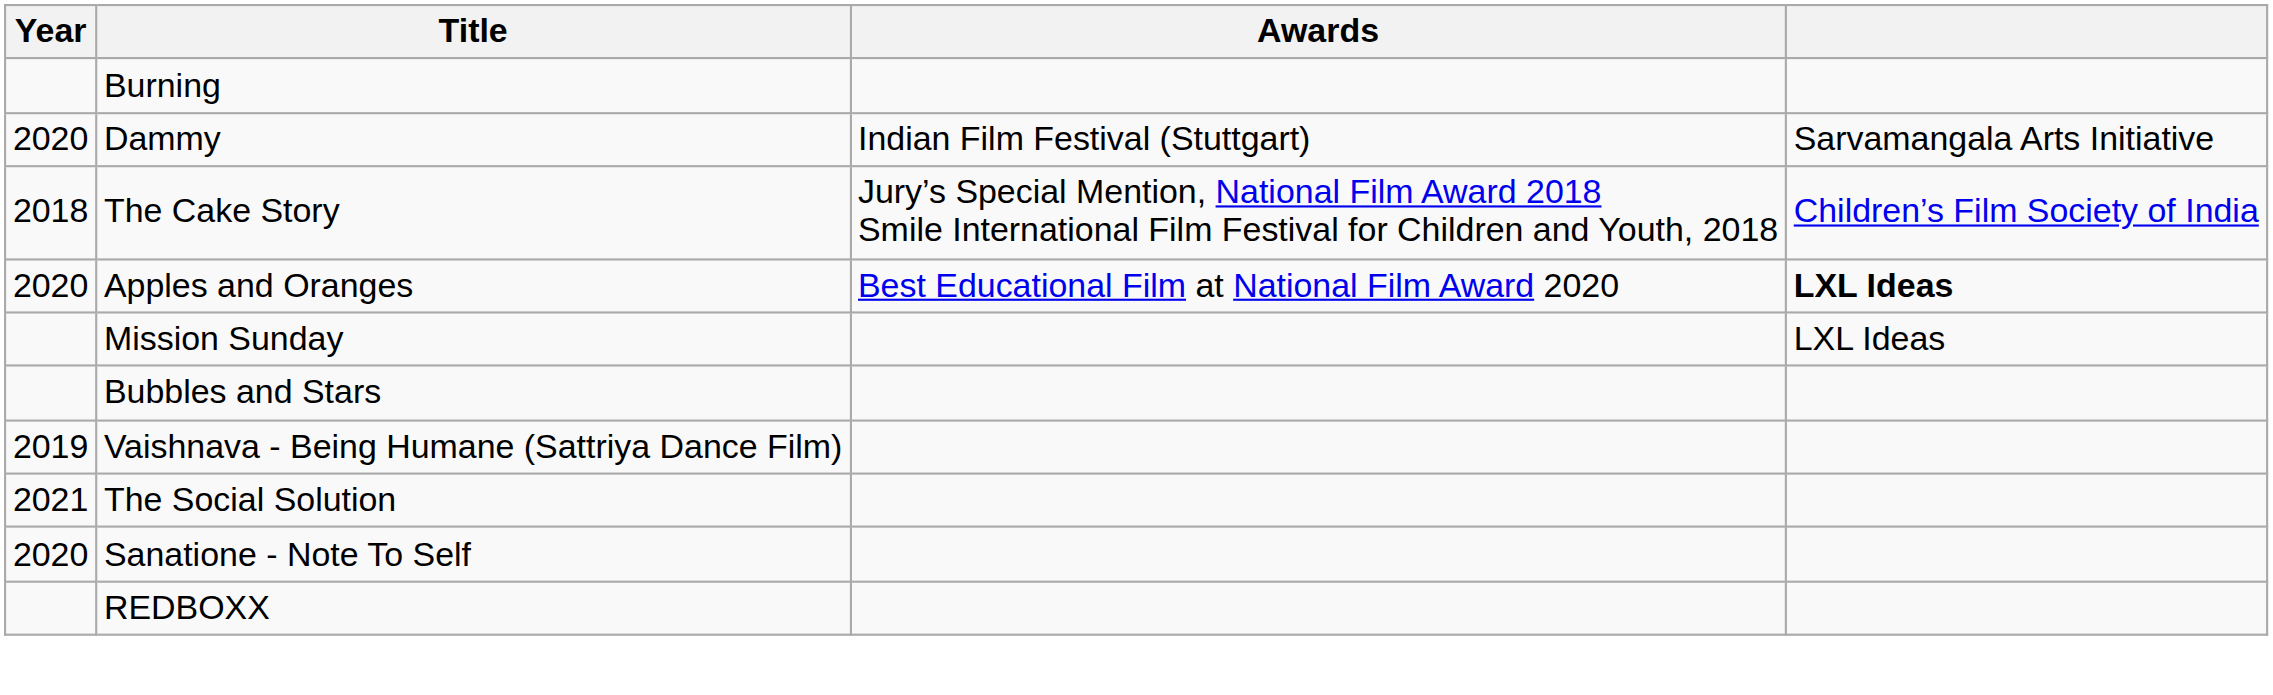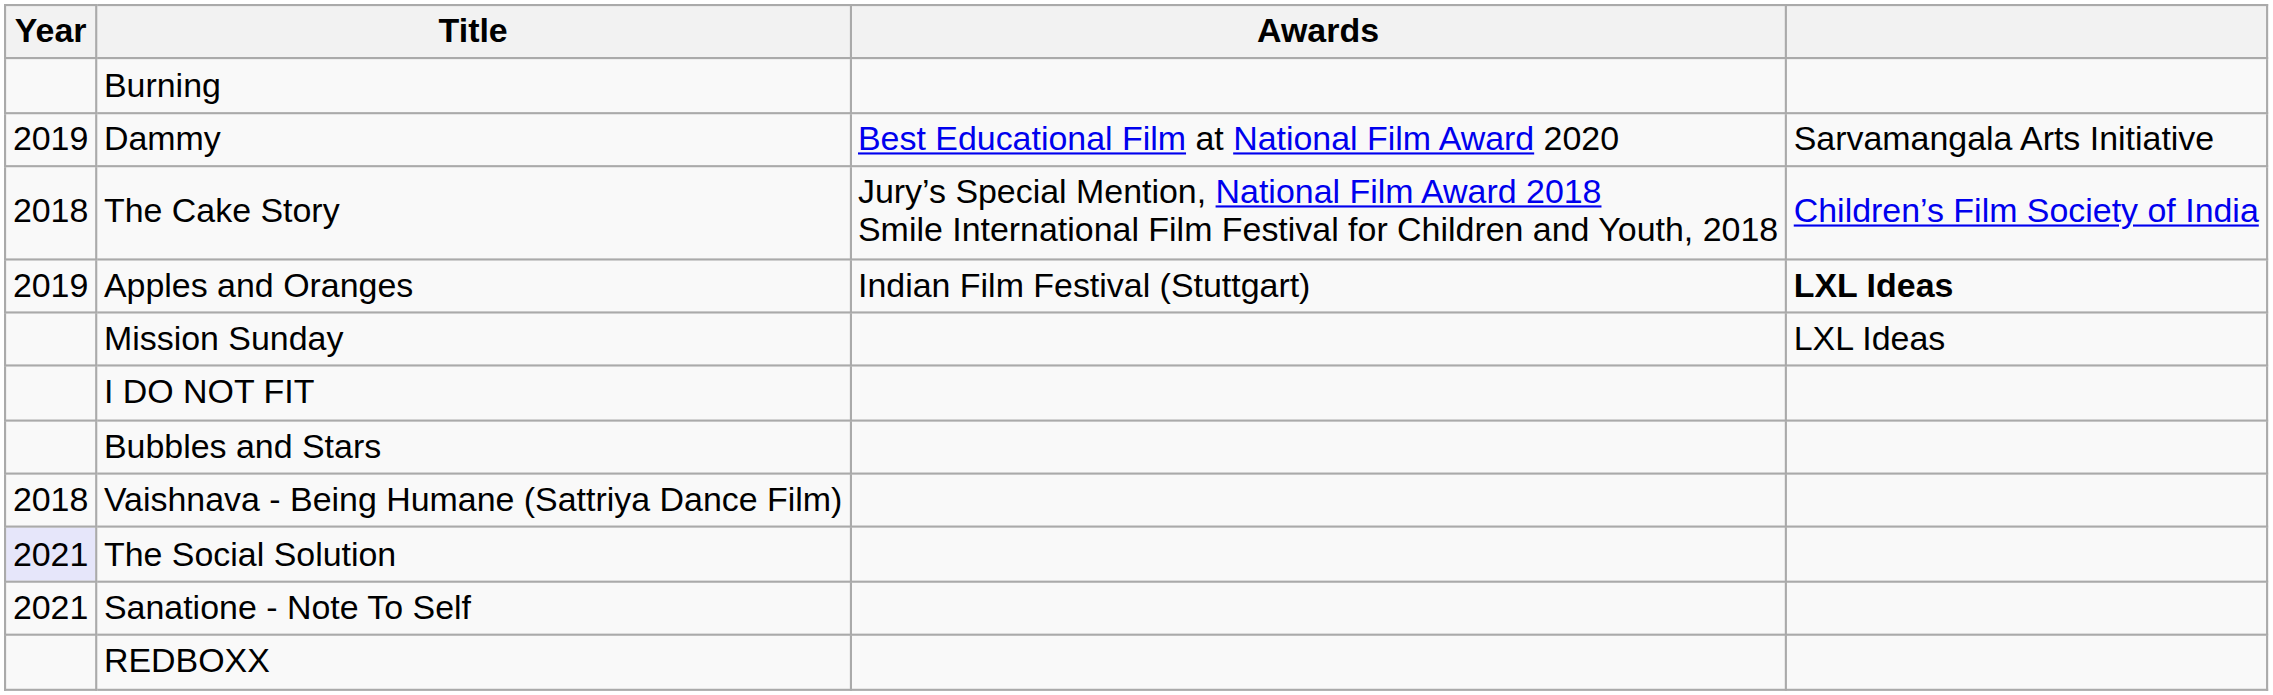(51, 138) 2020 -> (51, 138) 2019
(1084, 138) Indian Film Festival (Stuttgart) -> (1239, 138) Best Educational Film at National Film Award 2020
(51, 284) 2020 -> (51, 284) 2019
(1239, 284) Best Educational Film at National Film Award 2020 -> (1084, 284) Indian Film Festival (Stuttgart)
+ row: (209, 392)
(51, 446) 2019 -> (51, 499) 2018
(51, 499) no background -> (51, 553) lavender background
(51, 553) 2020 -> (51, 607) 2021
